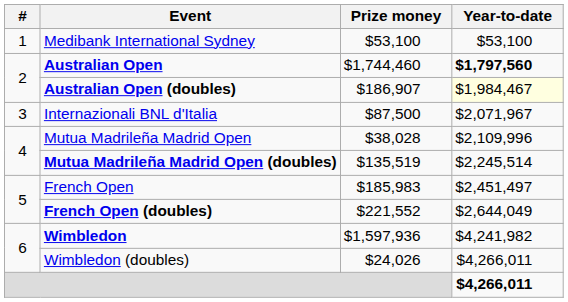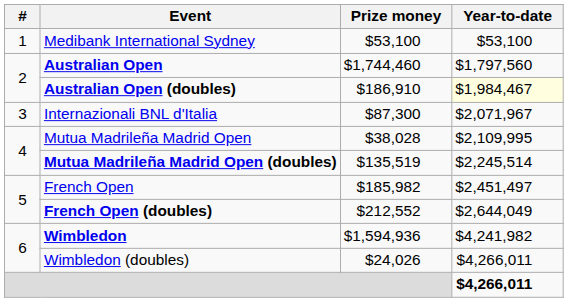(494, 65) bold -> (494, 65) normal
(389, 89) $186,907 -> (389, 89) $186,910
(393, 114) $87,500 -> (393, 114) $87,300
(494, 138) $2,109,996 -> (494, 138) $2,109,995
(389, 187) $185,983 -> (389, 187) $185,982
(389, 211) $221,552 -> (389, 211) $212,552
(382, 235) $1,597,936 -> (382, 235) $1,594,936
